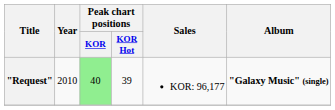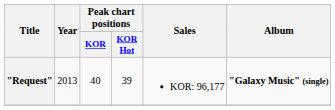(67, 81) 2010 -> (67, 81) 2013
(95, 81) lightgreen background -> (95, 81) no background
